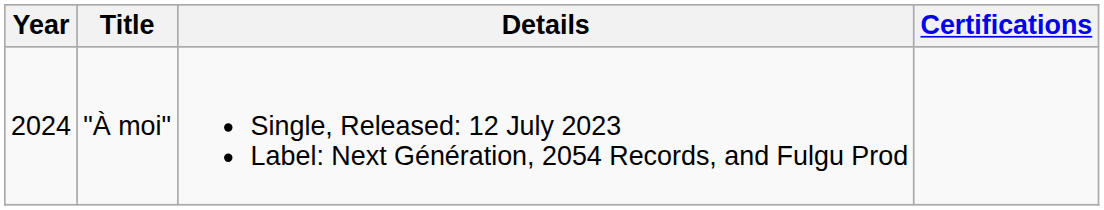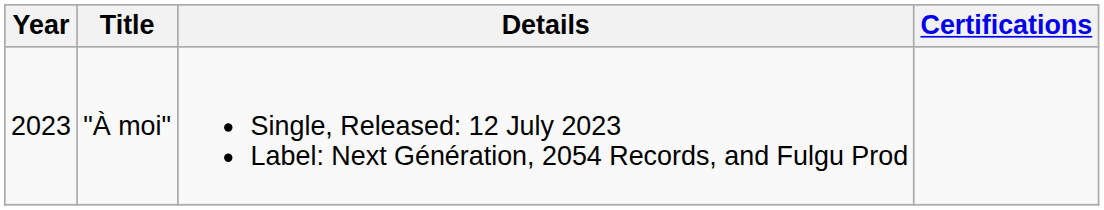(41, 125) 2024 -> (41, 125) 2023
